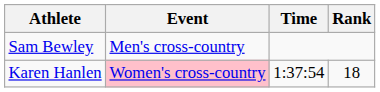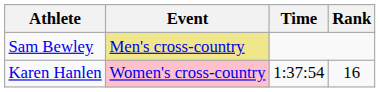(177, 46) no background -> (177, 46) khaki background
(352, 73) 18 -> (352, 73) 16
